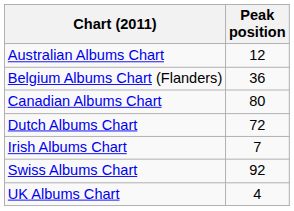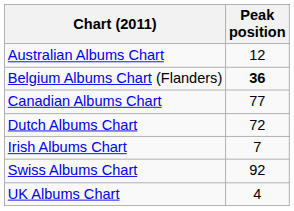(257, 78) normal -> (257, 78) bold
(257, 101) 80 -> (257, 101) 77
